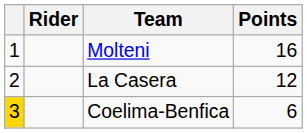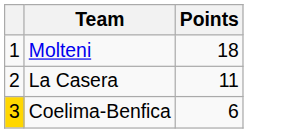- column: (54, 19)
(287, 50) 16 -> (228, 50) 18
(287, 81) 12 -> (229, 81) 11
